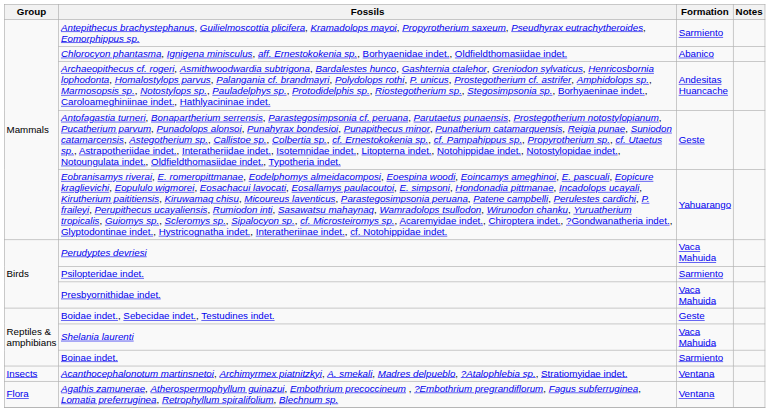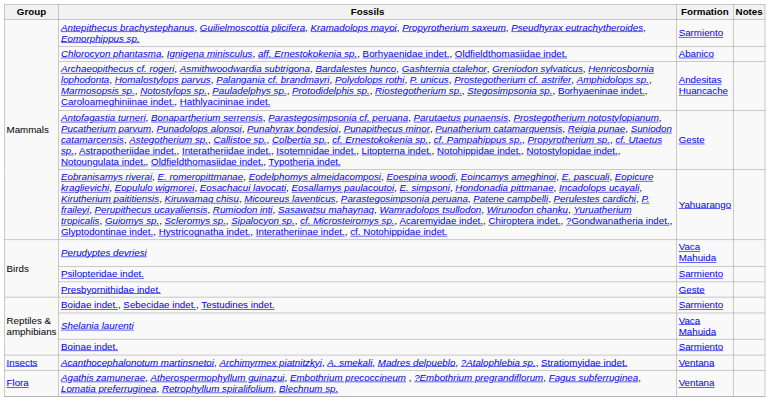(697, 295) Vaca Mahuida -> (692, 289) Geste
(692, 316) Geste -> (701, 305) Sarmiento
